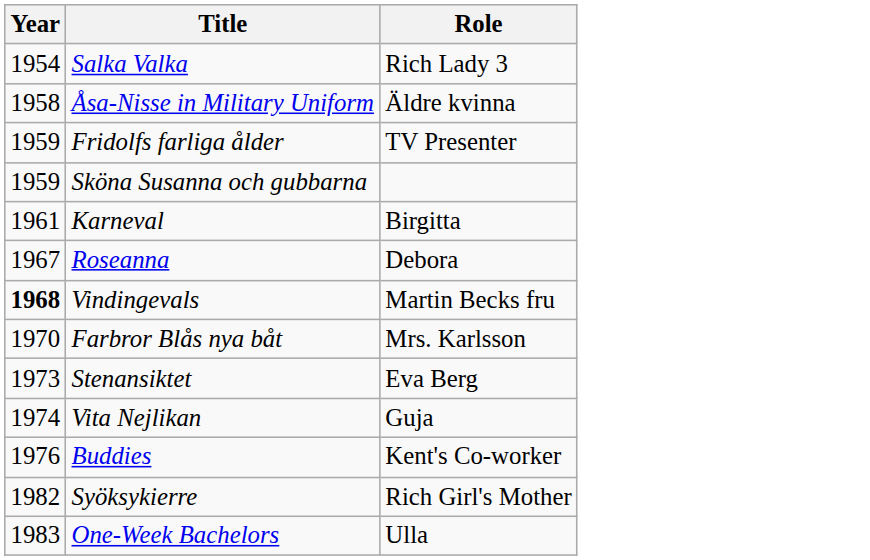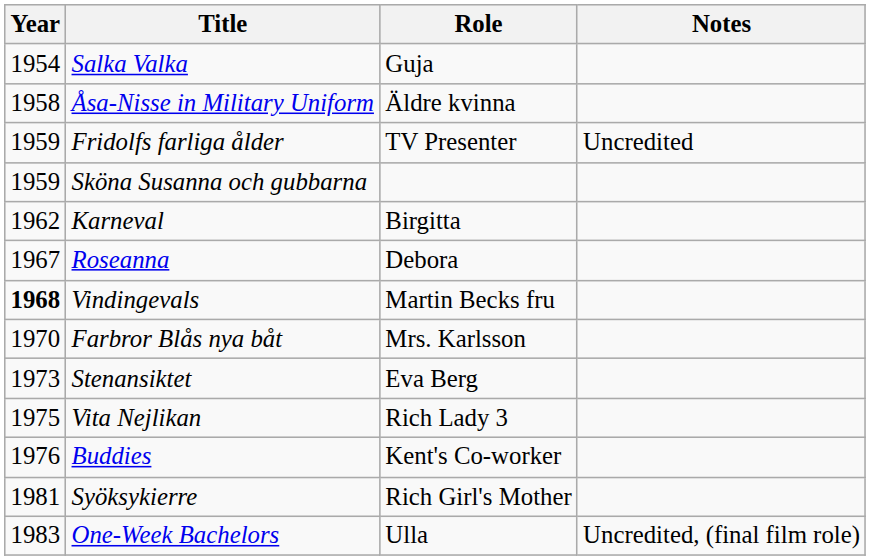+ column: (722, 24)
(447, 63) Rich Lady 3 -> (409, 63) Guja
(35, 220) 1961 -> (35, 220) 1962
(35, 417) 1974 -> (35, 417) 1975
(409, 417) Guja -> (447, 417) Rich Lady 3
(35, 496) 1982 -> (35, 496) 1981
